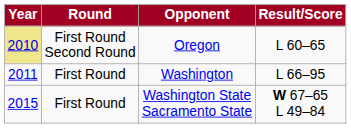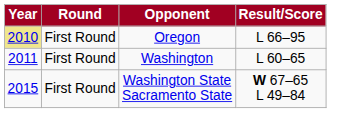(90, 44) First Round Second Round -> (80, 37) First Round
(300, 44) L 60–65 -> (281, 37) L 66–95
(300, 74) L 66–95 -> (281, 59) L 60–65
